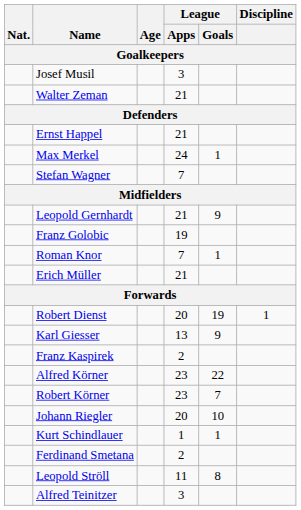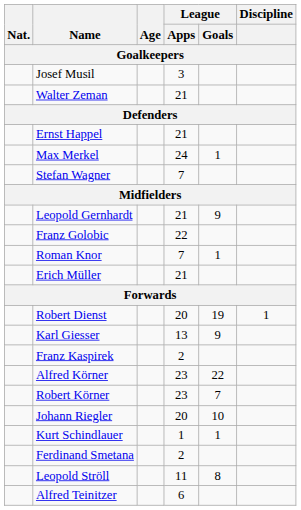(181, 235) 19 -> (181, 235) 22
(181, 495) 3 -> (181, 495) 6
